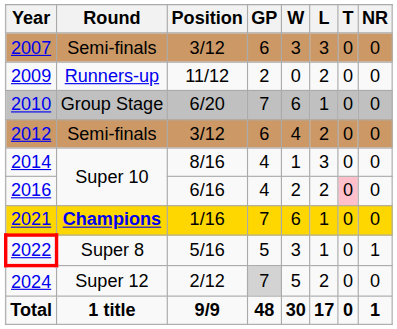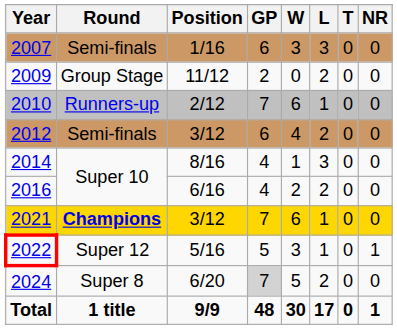(207, 47) 3/12 -> (207, 47) 1/16
(112, 76) Runners-up -> (112, 76) Group Stage
(112, 104) Group Stage -> (112, 104) Runners-up
(207, 104) 6/20 -> (207, 104) 2/12
(348, 190) pink background -> (348, 190) no background
(207, 220) 1/16 -> (207, 220) 3/12
(113, 250) Super 8 -> (112, 250) Super 12
(112, 280) Super 12 -> (112, 280) Super 8
(207, 280) 2/12 -> (207, 280) 6/20
